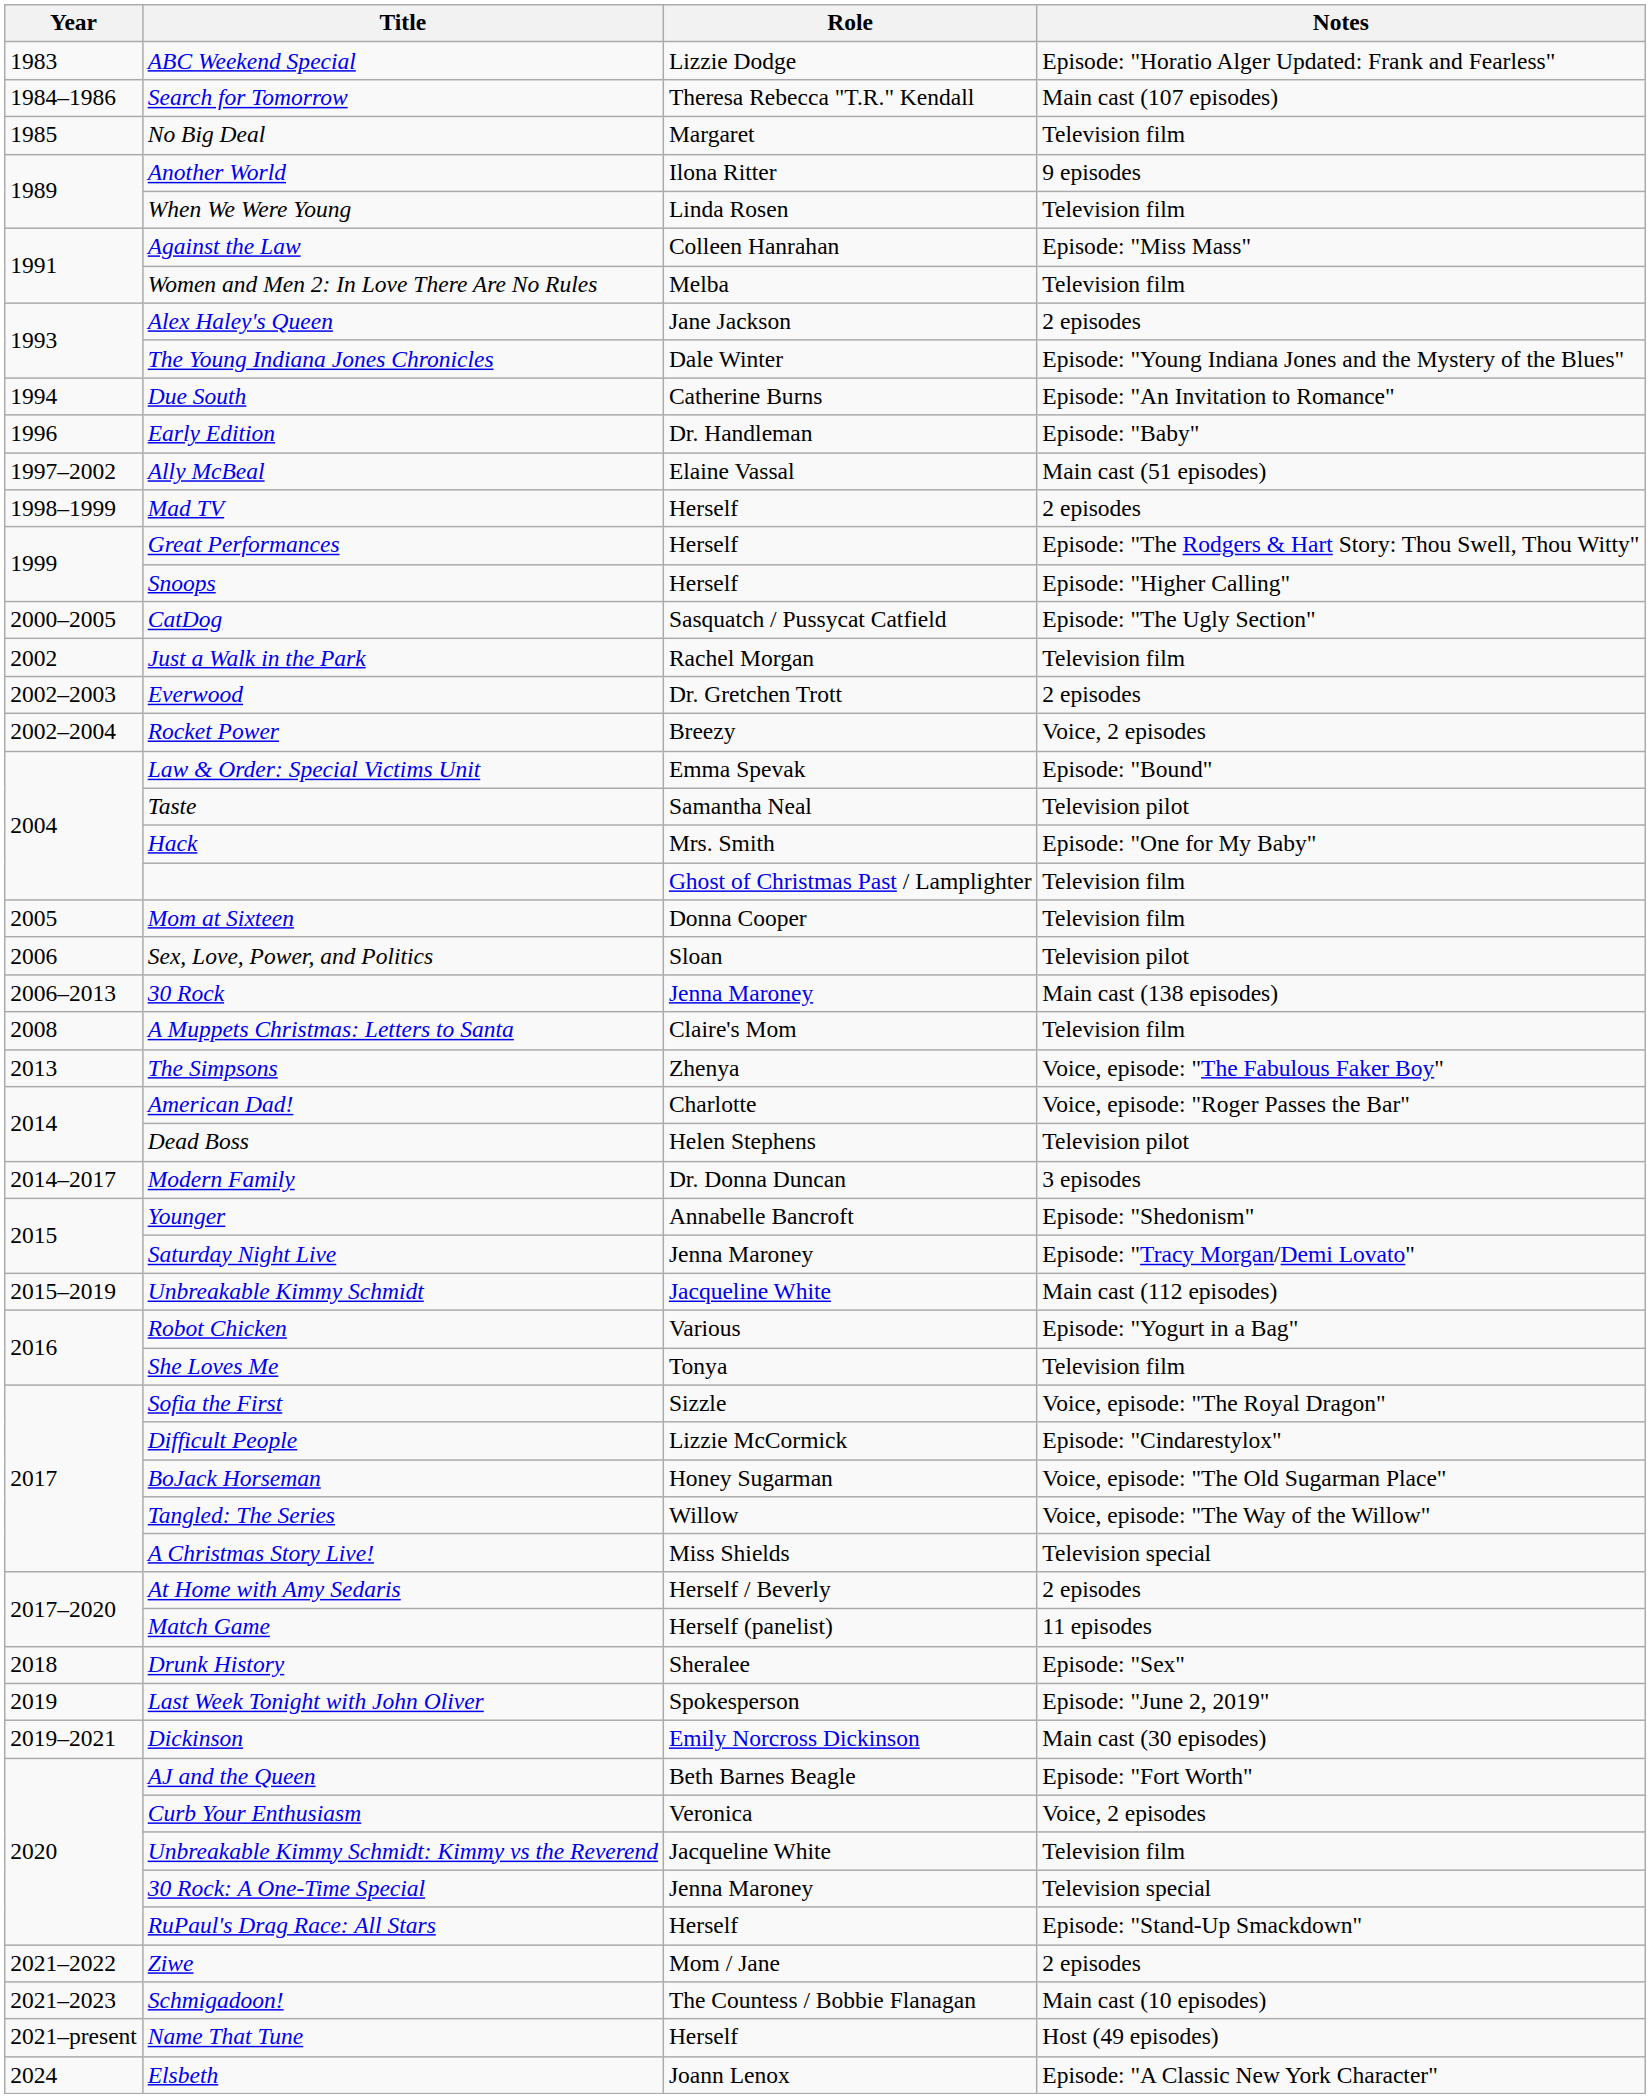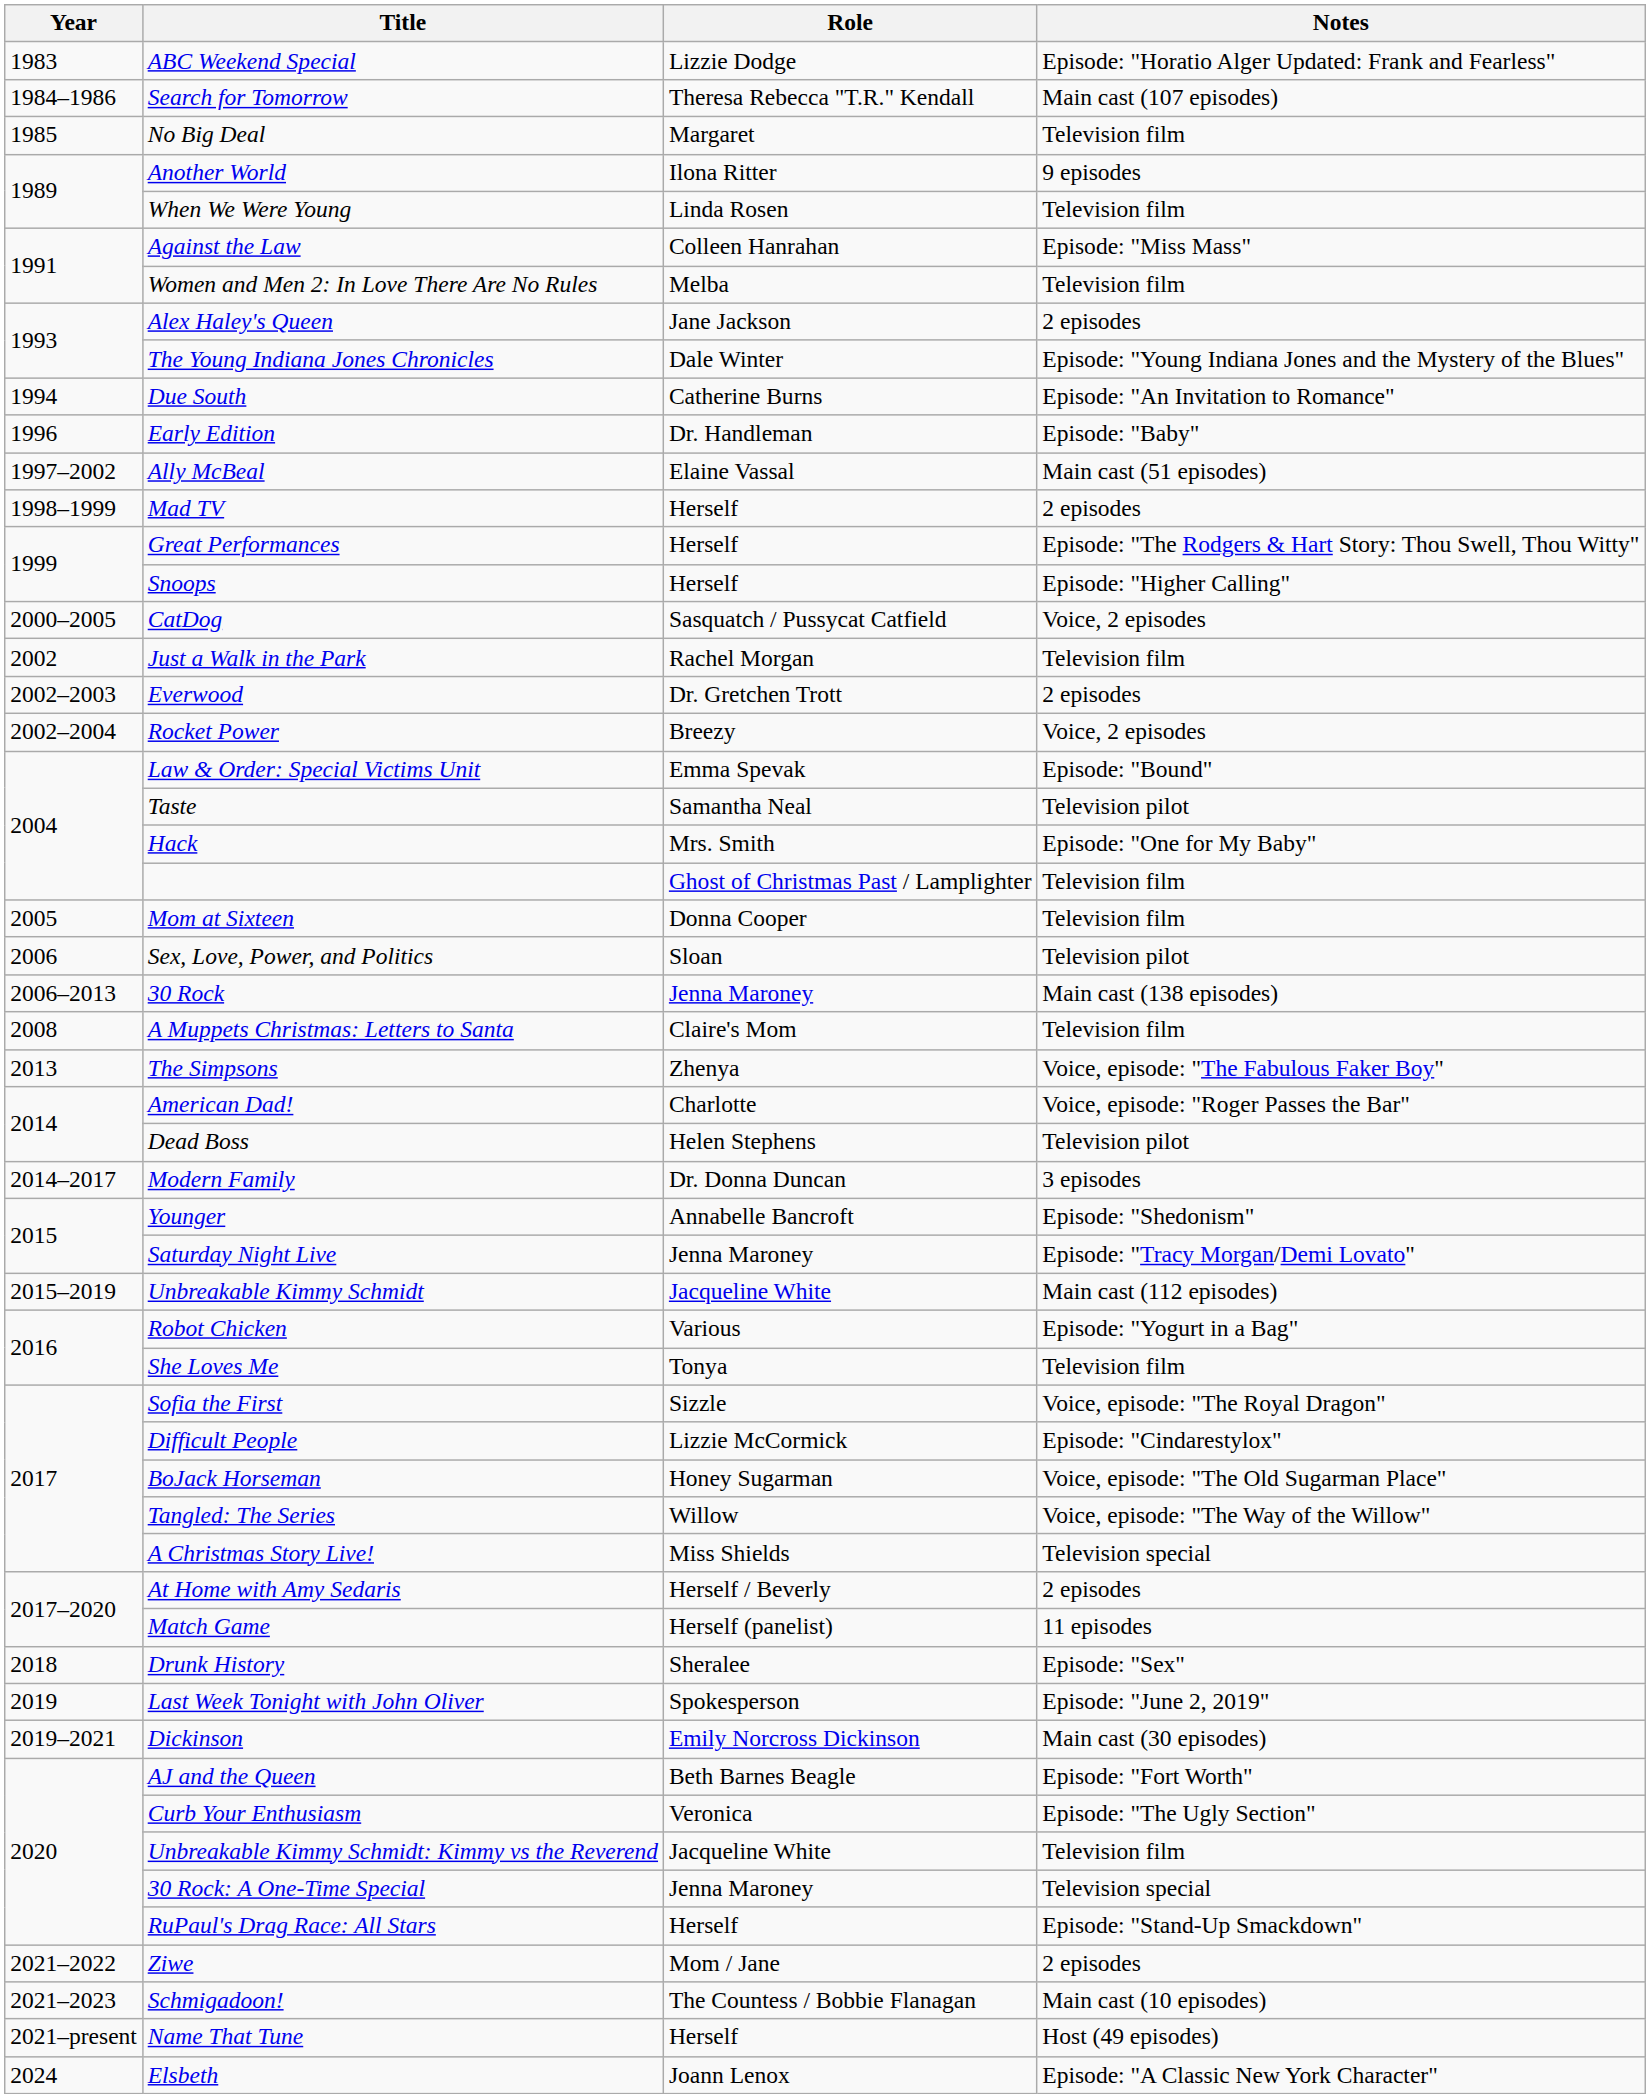(1179, 619) Episode: "The Ugly Section" -> (1124, 619) Voice, 2 episodes
(1124, 1813) Voice, 2 episodes -> (1179, 1813) Episode: "The Ugly Section"
